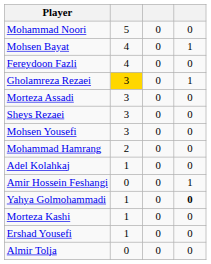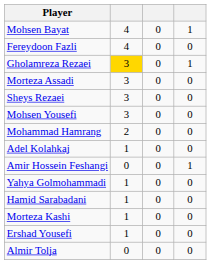- row: (47, 30)
(190, 200) bold -> (190, 183) normal
+ row: (47, 200)
